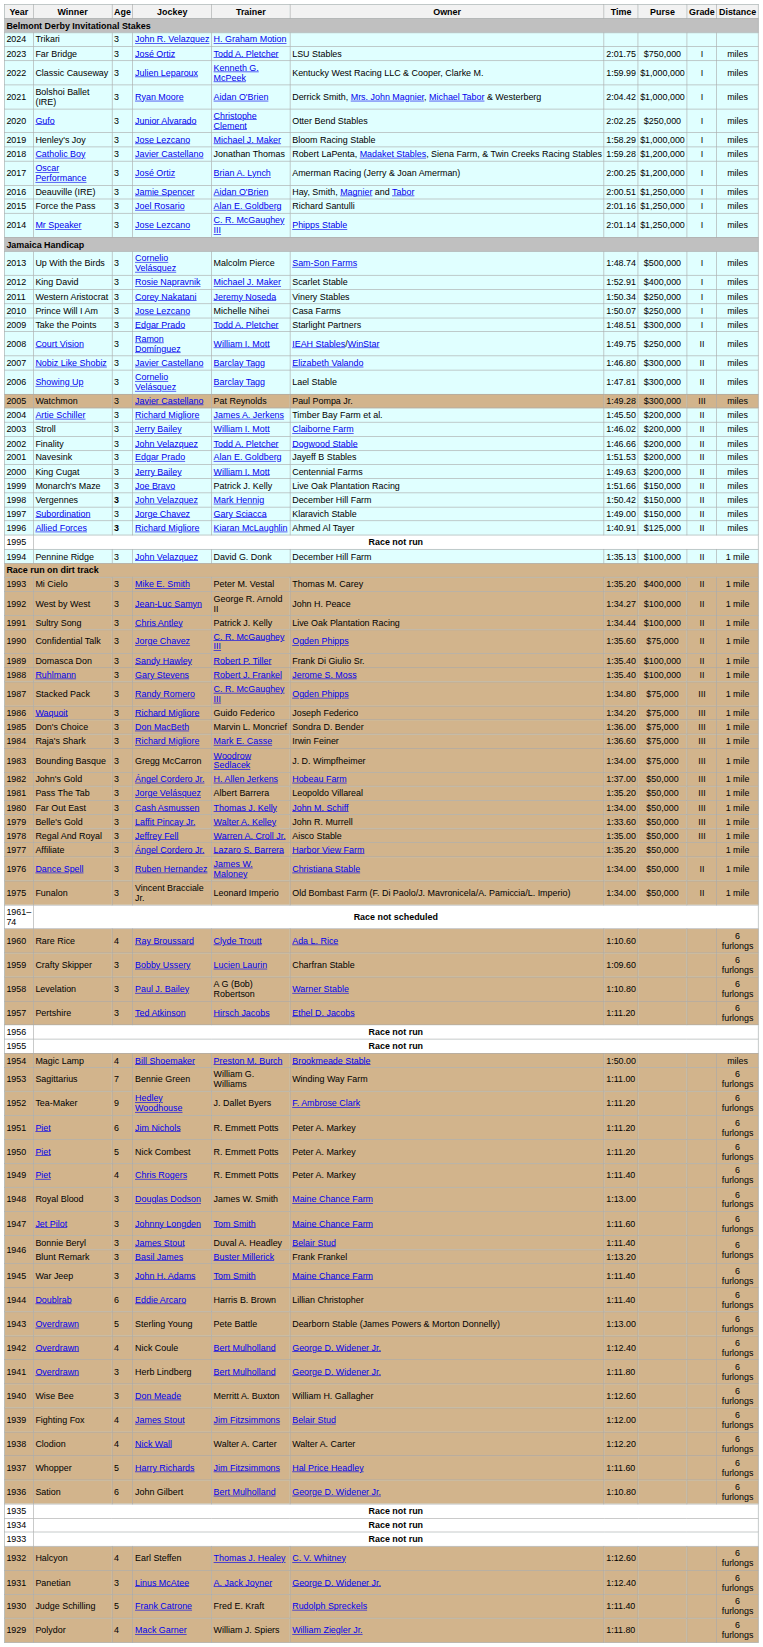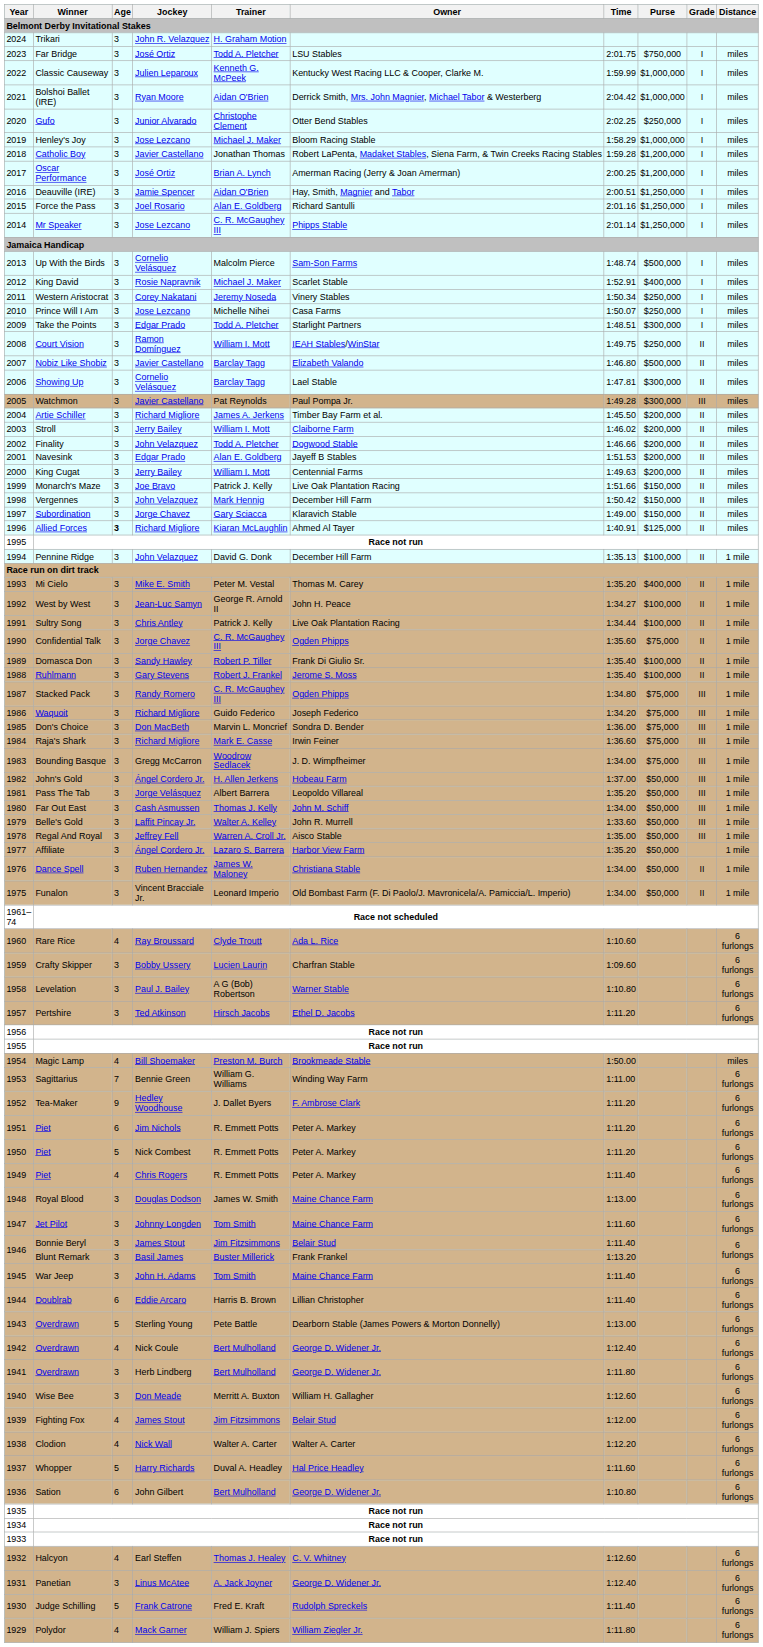(662, 363) $300,000 -> (662, 363) $500,000
(116, 500) bold -> (116, 500) normal
(248, 1243) Duval A. Headley -> (247, 1243) Jim Fitzsimmons
(247, 1468) Jim Fitzsimmons -> (248, 1468) Duval A. Headley
